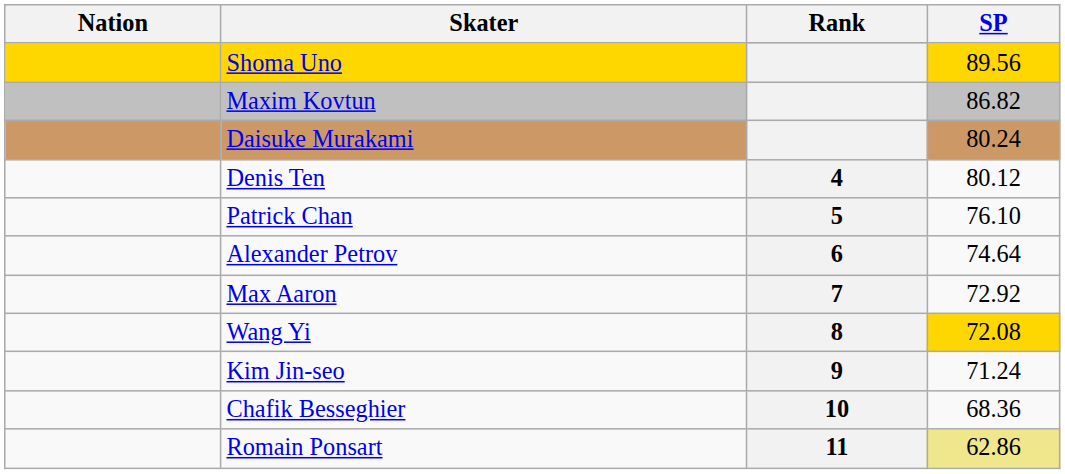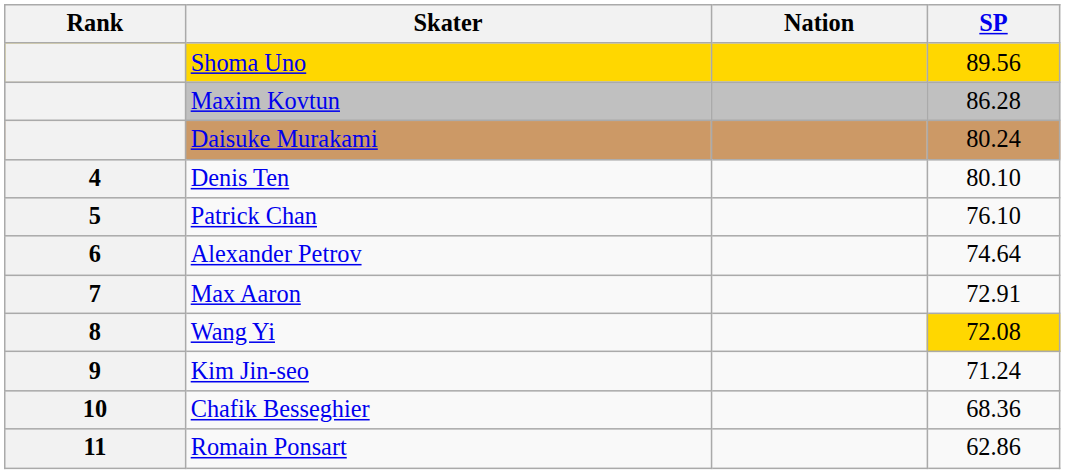columns swapped: (837, 23) <-> (113, 23)
(994, 100) 86.82 -> (994, 100) 86.28
(994, 178) 80.12 -> (994, 178) 80.10
(994, 293) 72.92 -> (994, 293) 72.91
(994, 448) khaki background -> (994, 448) no background
